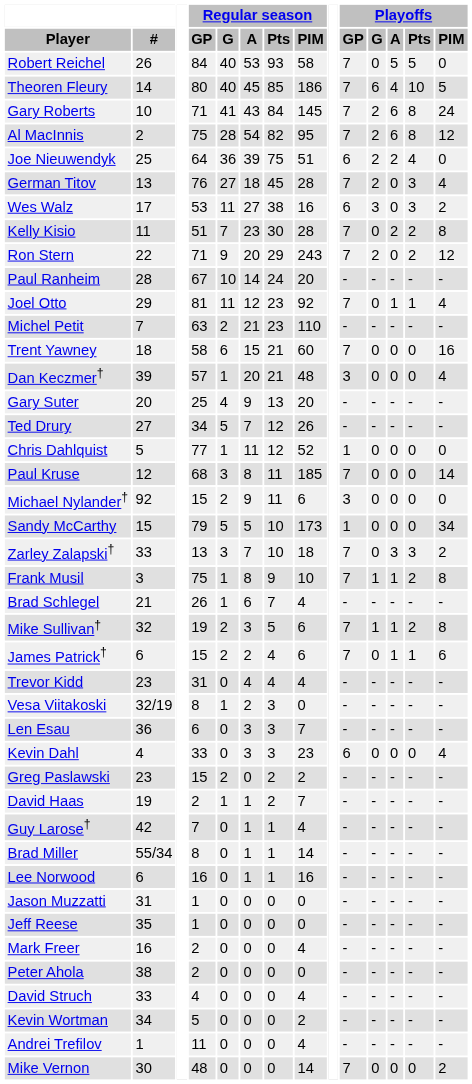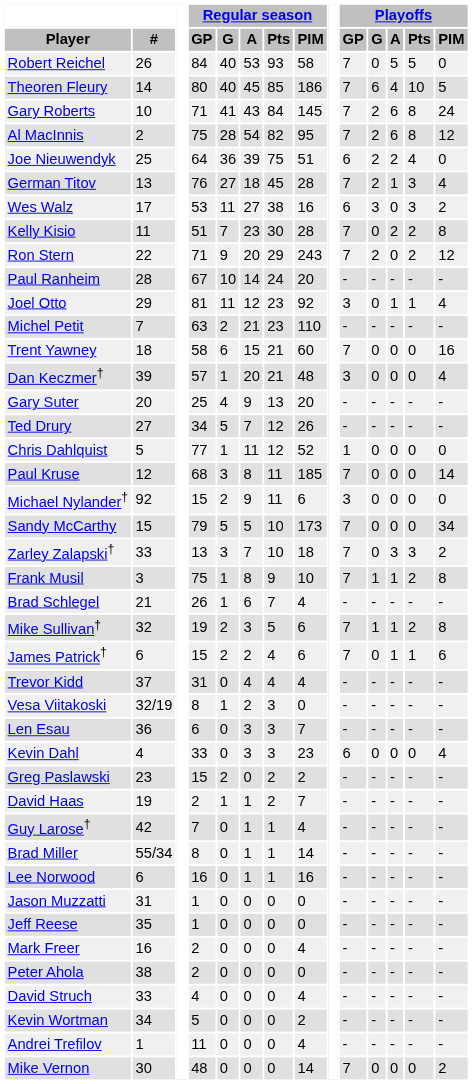(394, 183) 0 -> (394, 183) 1
(347, 302) 7 -> (347, 302) 3
(347, 526) 1 -> (347, 526) 7
(144, 681) 23 -> (144, 681) 37
